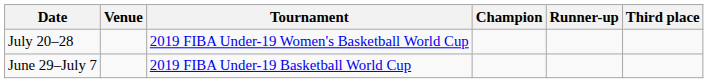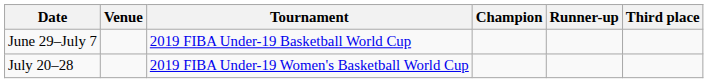rows swapped: (52, 66) <-> (41, 41)
